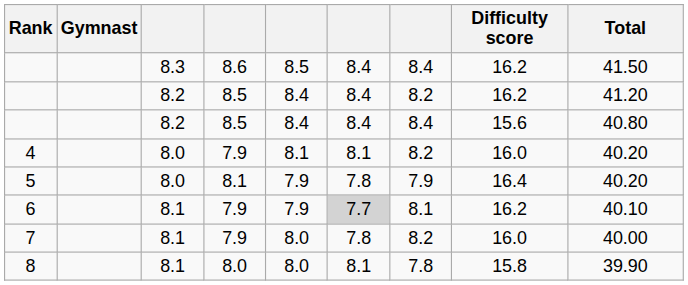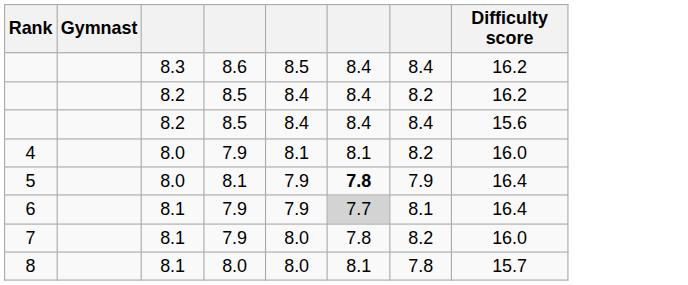- column: (625, 28)
(359, 180) normal -> (359, 180) bold
(510, 209) 16.2 -> (510, 209) 16.4
(510, 266) 15.8 -> (510, 266) 15.7
